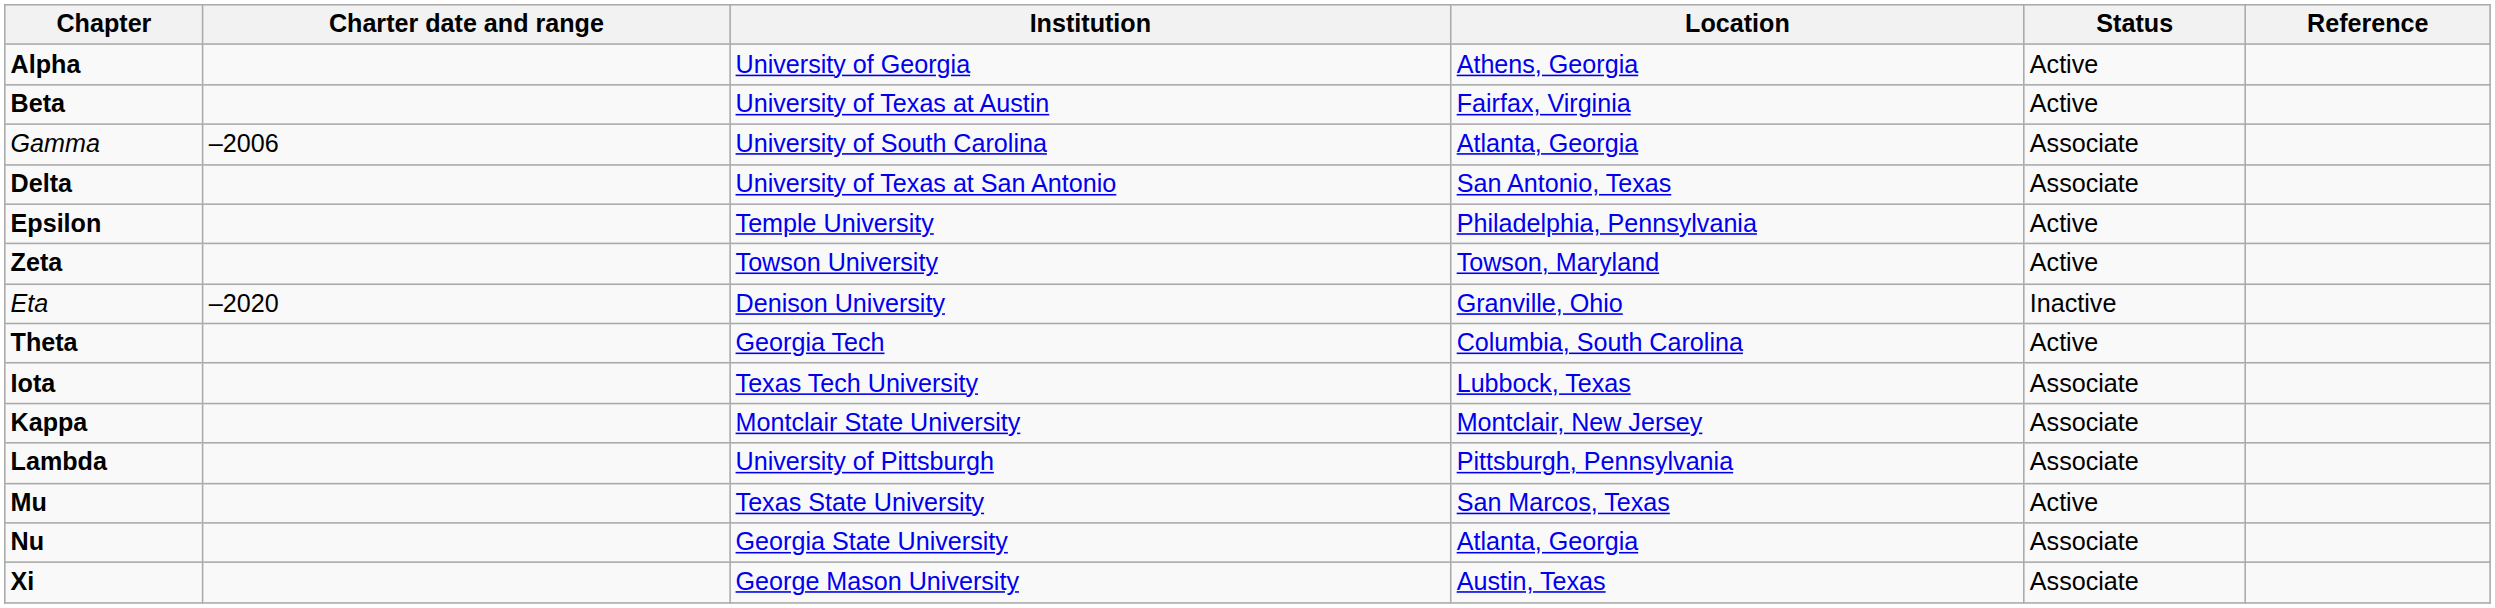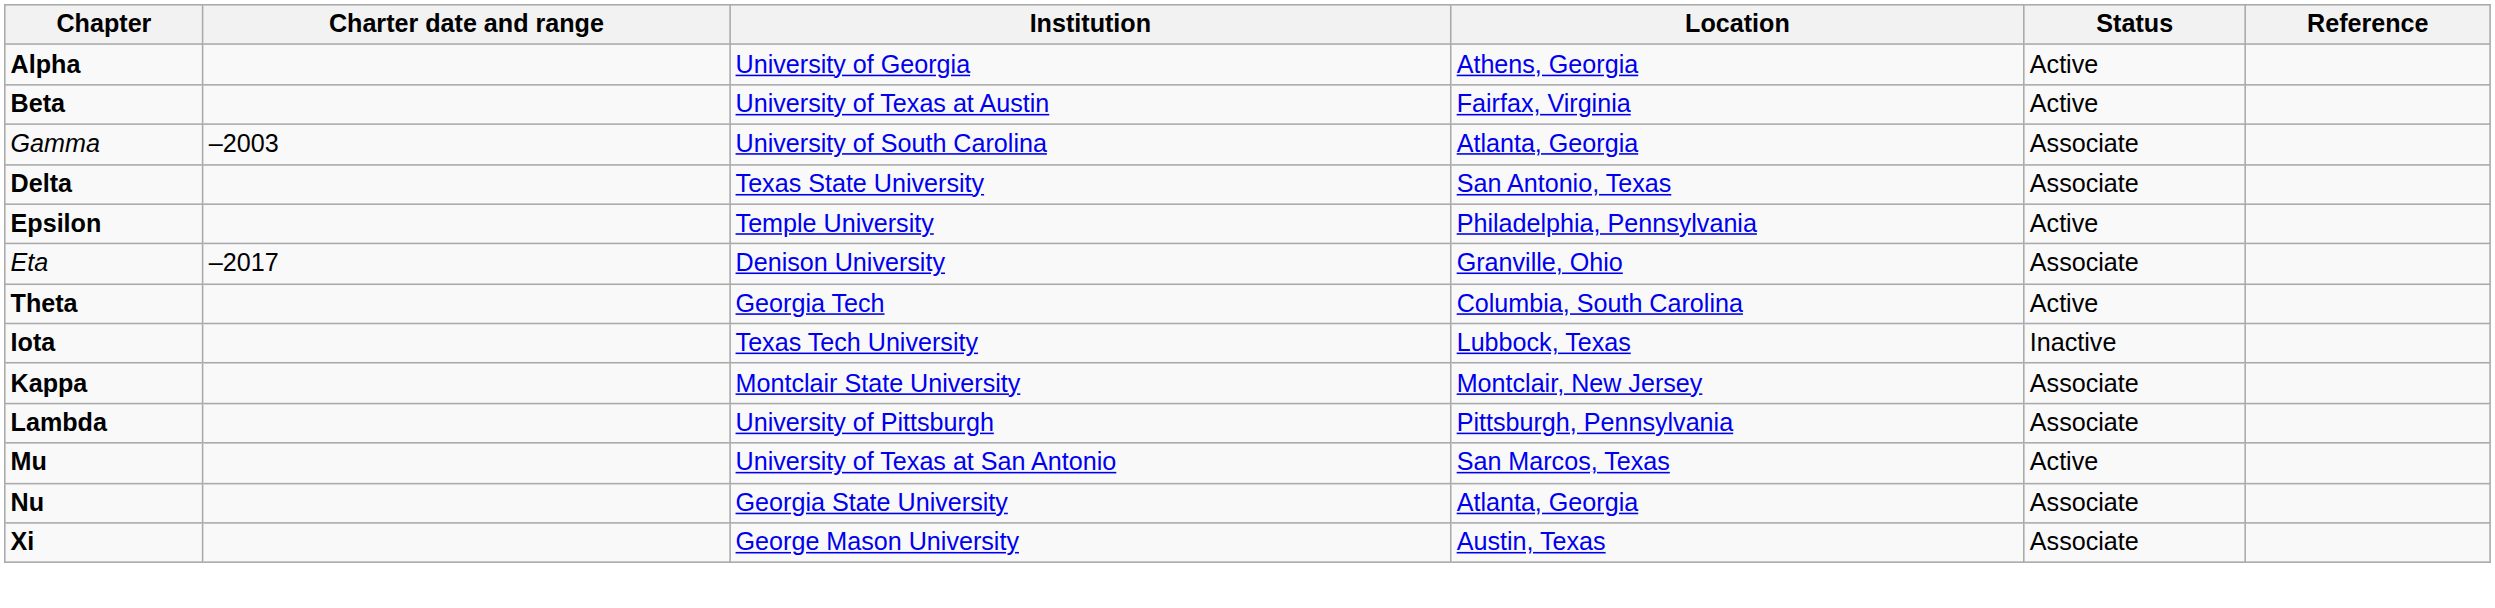(244, 143) –2006 -> (244, 143) –2003
(926, 183) University of Texas at San Antonio -> (860, 183) Texas State University
- row: (36, 263)
(244, 303) –2020 -> (244, 263) –2017
(2073, 303) Inactive -> (2084, 263) Associate
(2084, 382) Associate -> (2073, 343) Inactive
(860, 502) Texas State University -> (926, 462) University of Texas at San Antonio
